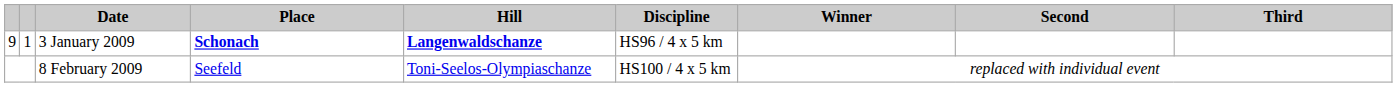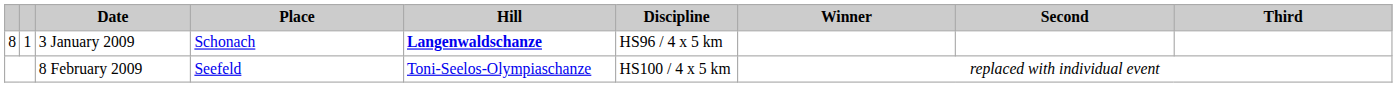(12, 42) 9 -> (12, 42) 8
(227, 42) bold -> (225, 42) normal
